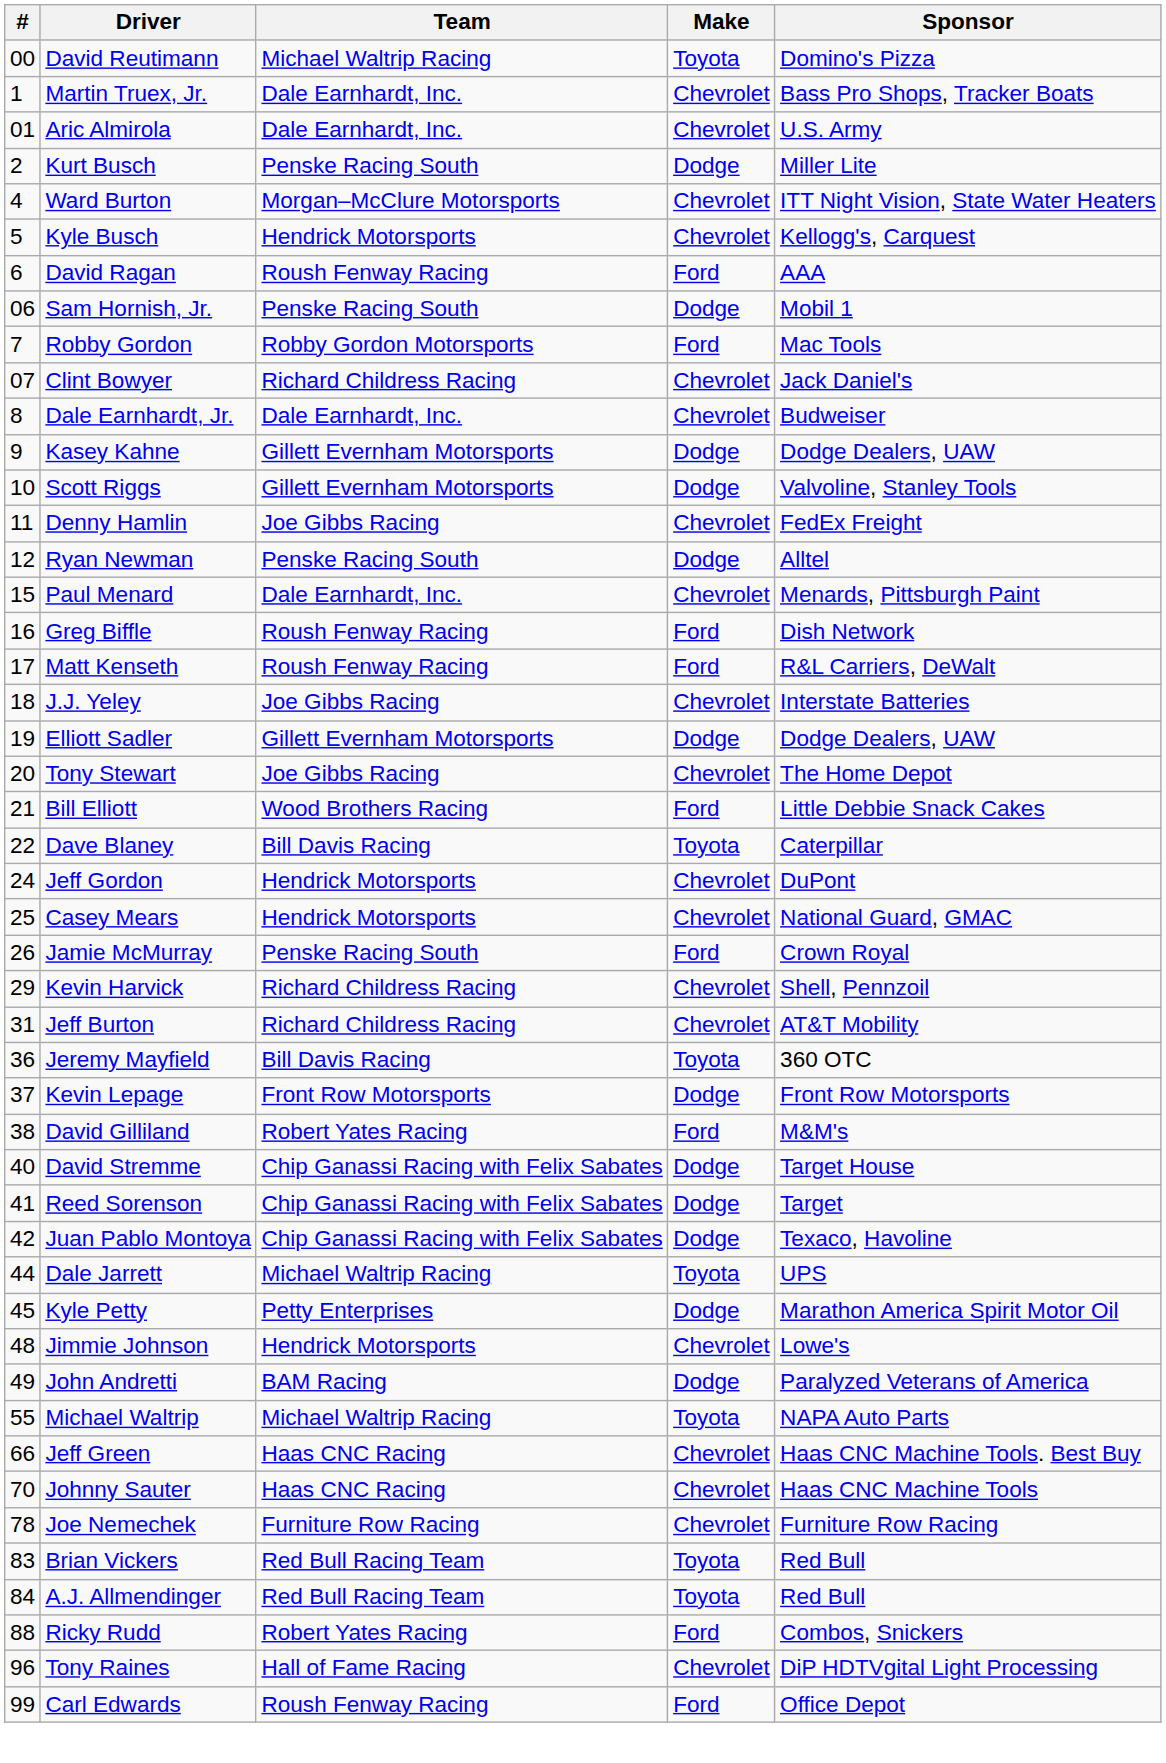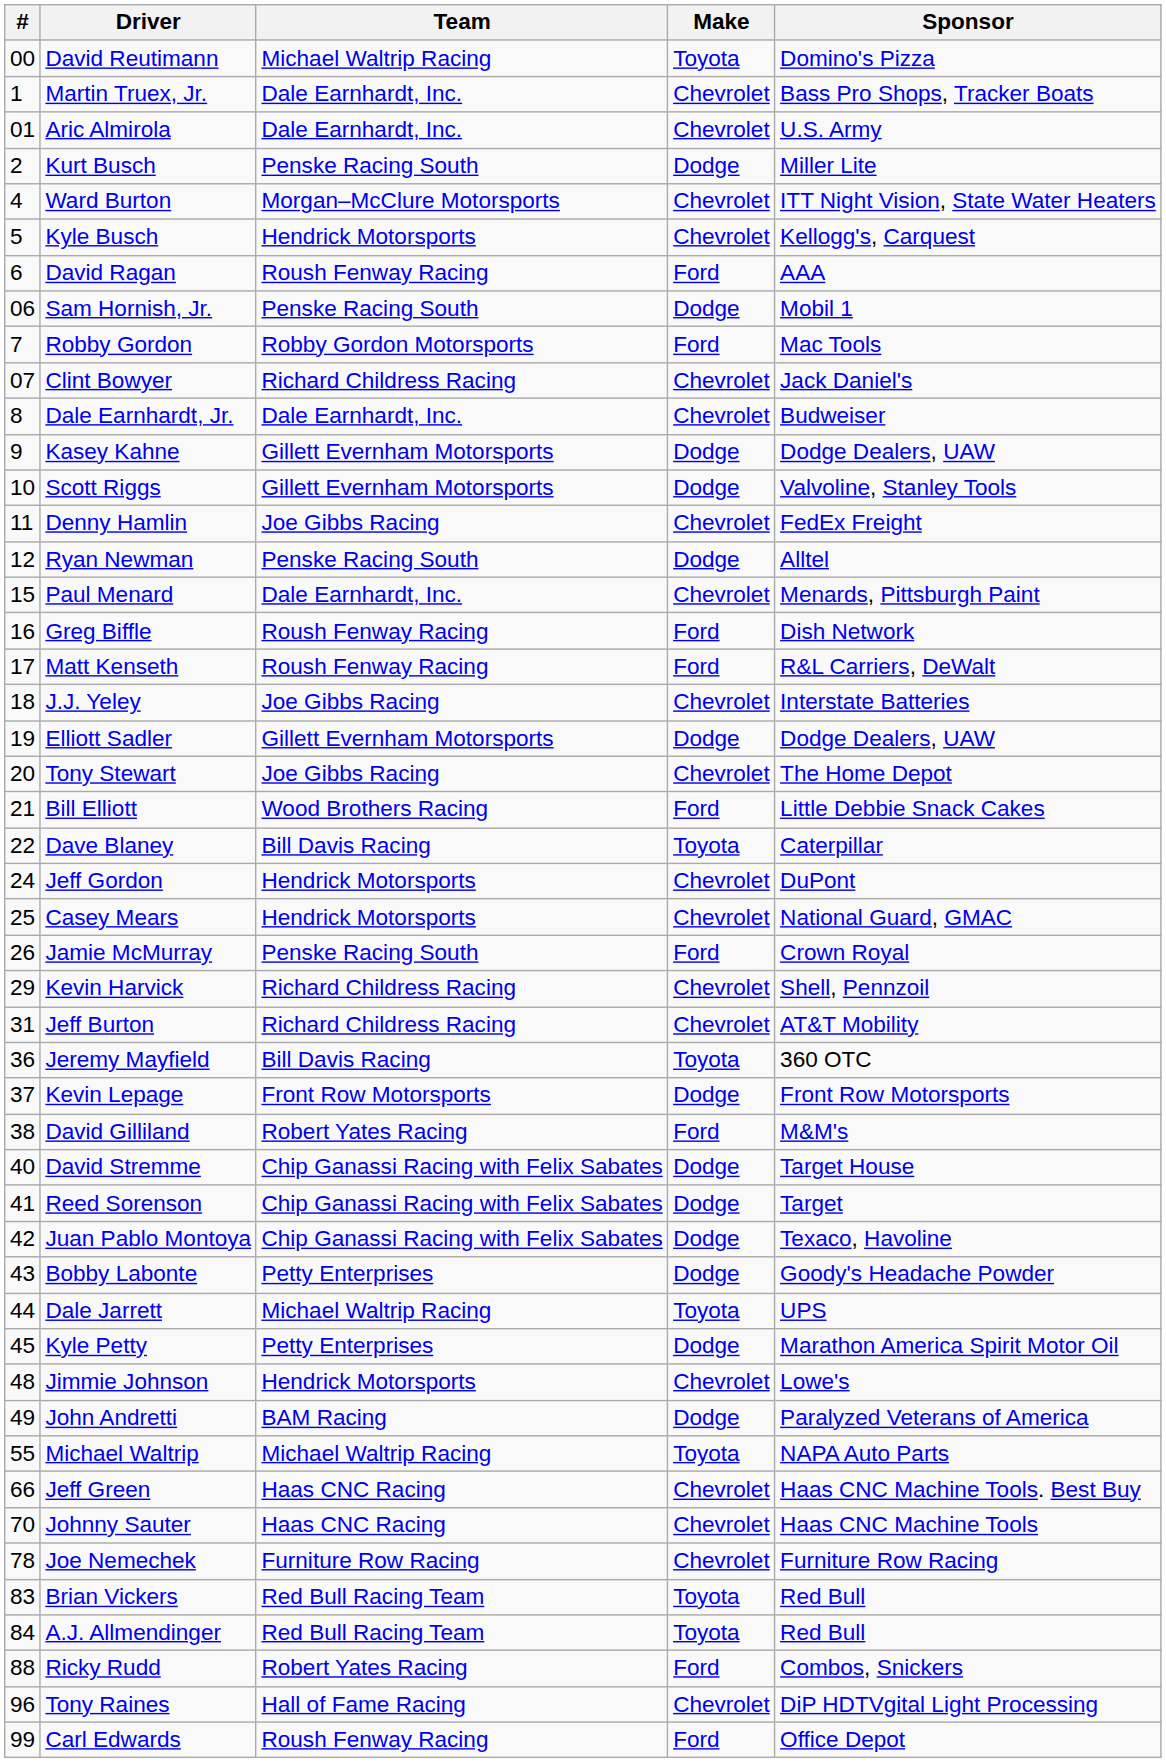+ row: (121, 1274)
